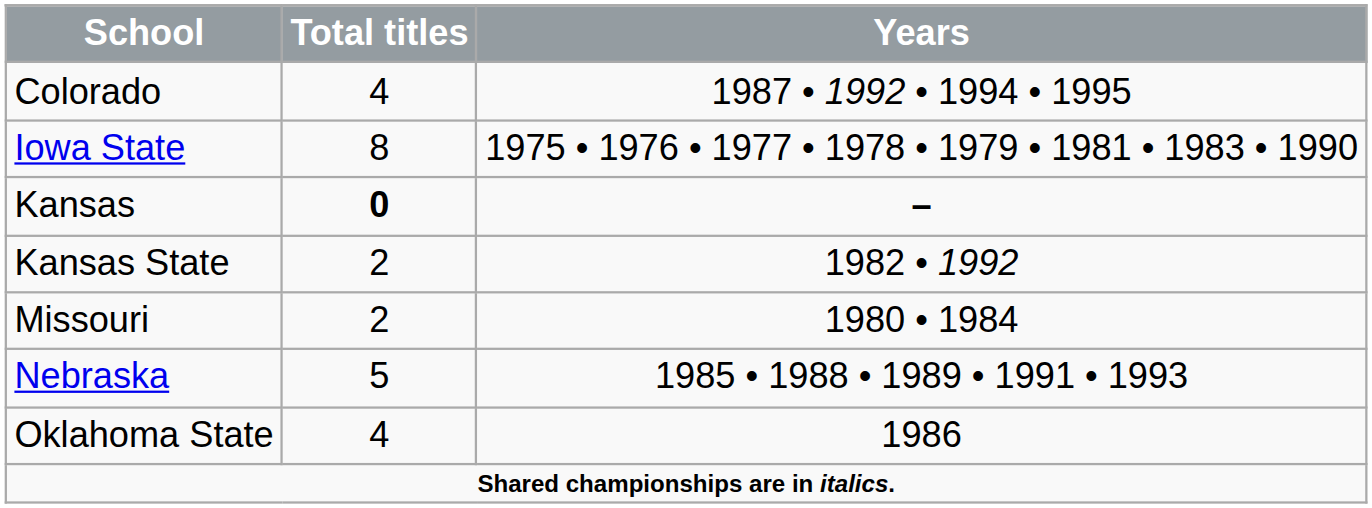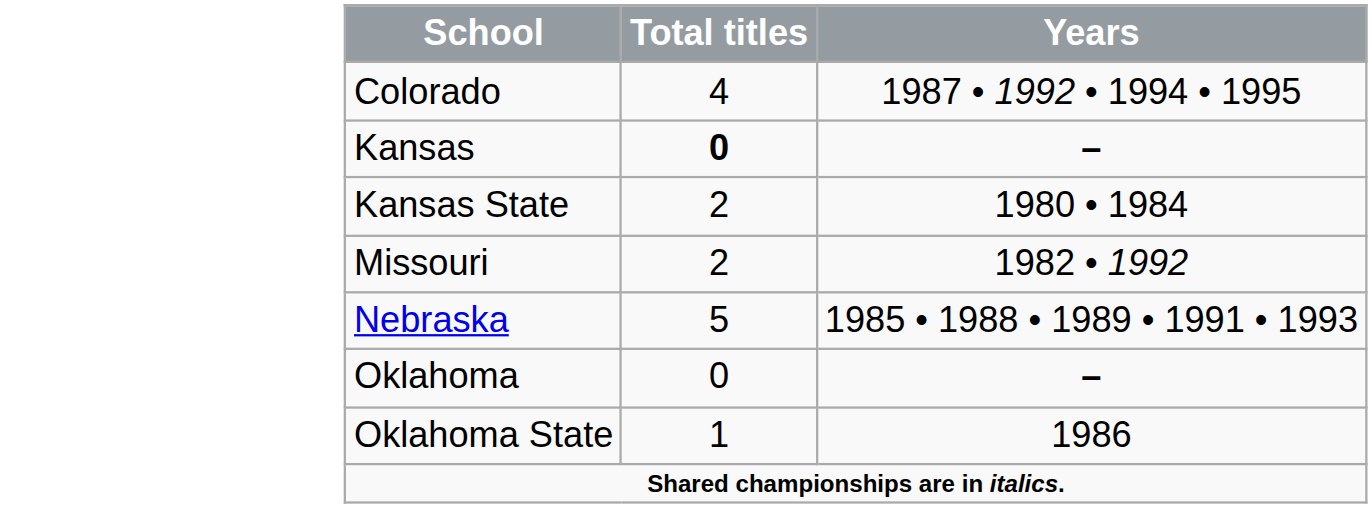- row: (100, 148)
(922, 262) 1982 • 1992 -> (1091, 205) 1980 • 1984
(922, 320) 1980 • 1984 -> (1091, 262) 1982 • 1992
+ row: (436, 377)
(379, 434) 4 -> (719, 434) 1
